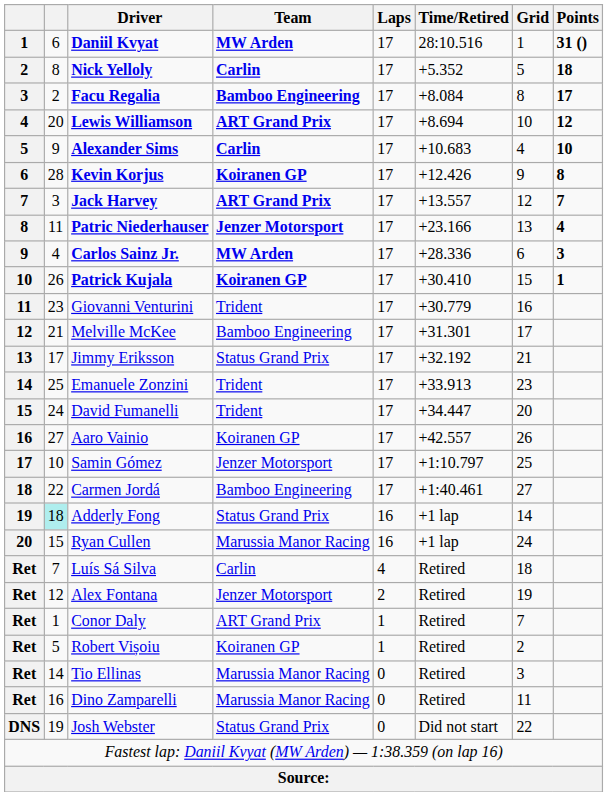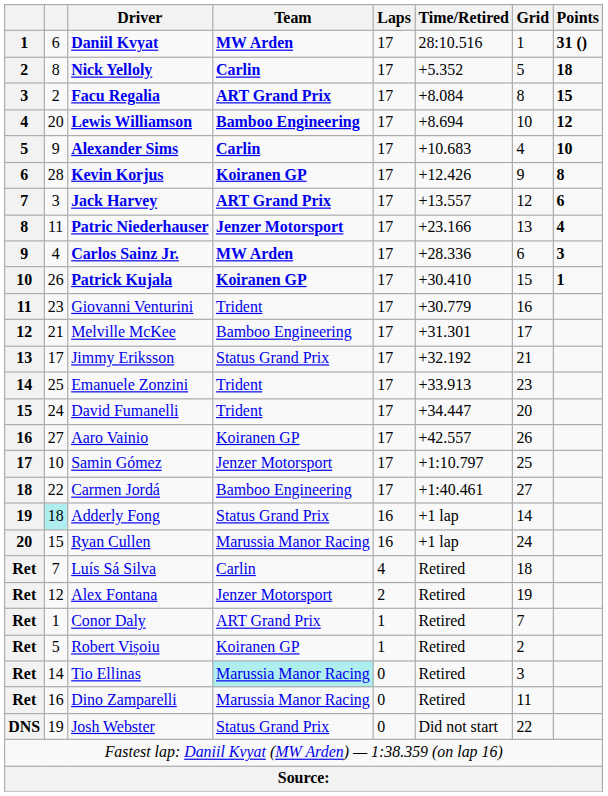(288, 95) Bamboo Engineering -> (274, 95) ART Grand Prix
(565, 95) 17 -> (565, 95) 15
(274, 122) ART Grand Prix -> (288, 122) Bamboo Engineering
(561, 200) 7 -> (561, 200) 6
(293, 673) no background -> (293, 673) paleturquoise background
